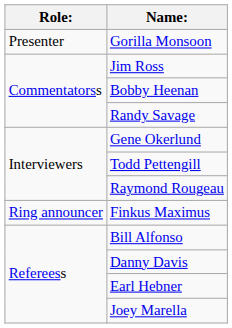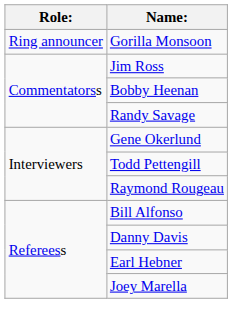(36, 41) Presenter -> (56, 41) Ring announcer
- row: (160, 212)
